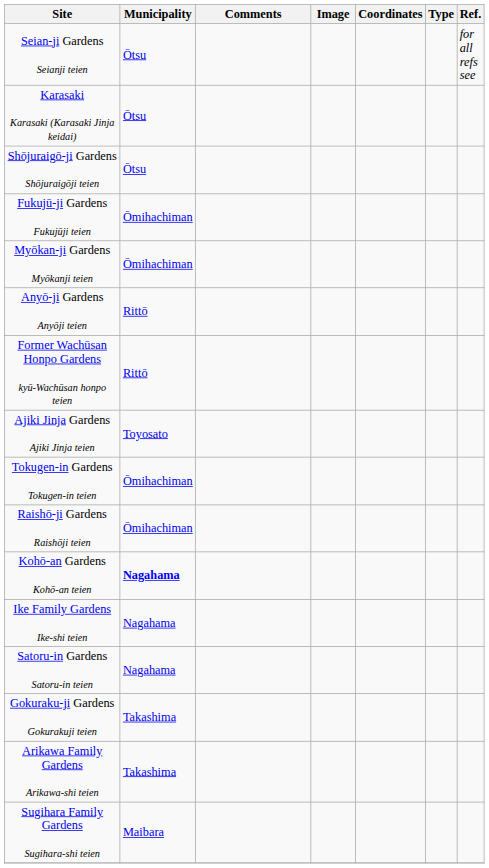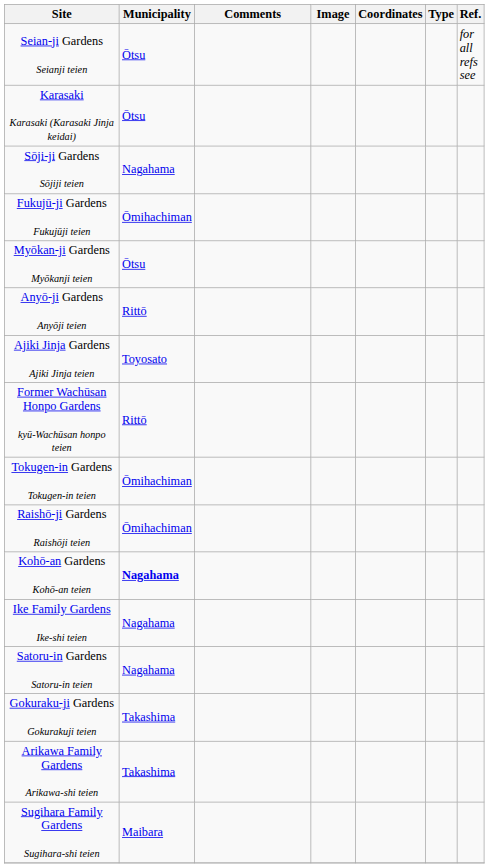- row: (62, 169)
+ row: (62, 169)
(158, 264) Ōmihachiman -> (134, 264) Ōtsu
rows swapped: (62, 372) <-> (62, 433)
